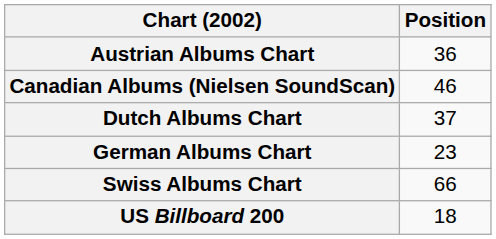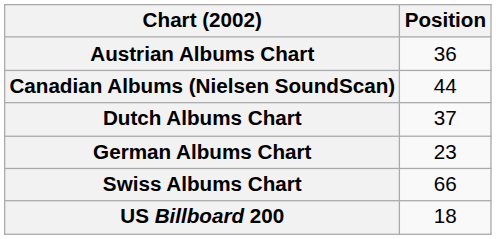(445, 86) 46 -> (445, 86) 44
